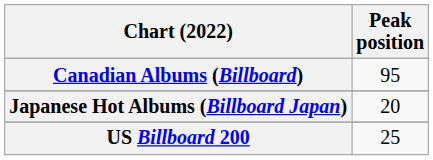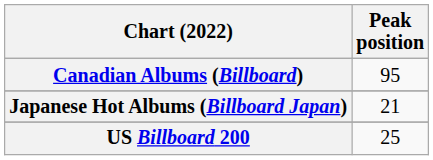(390, 106) 20 -> (390, 106) 21
